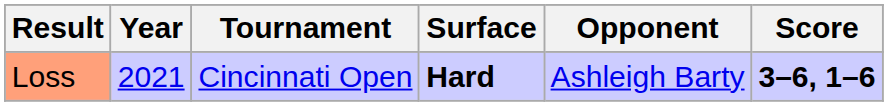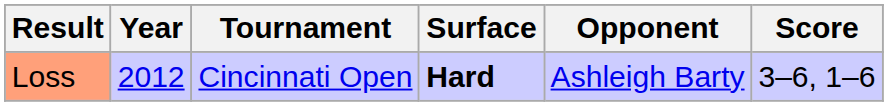(151, 76) 2021 -> (151, 76) 2012
(817, 76) bold -> (817, 76) normal
